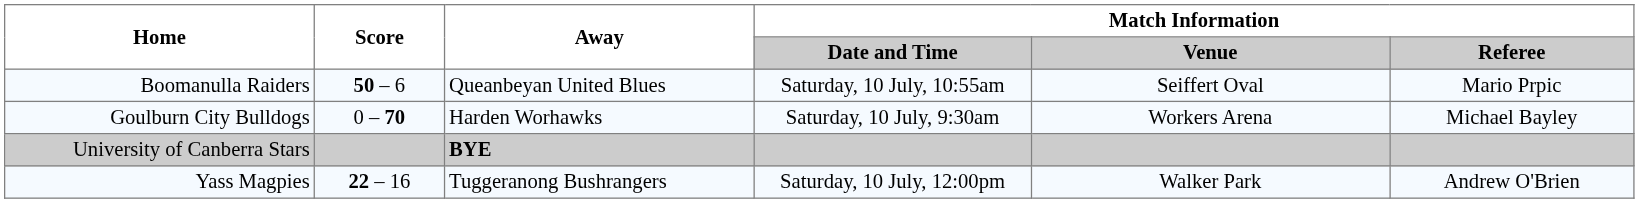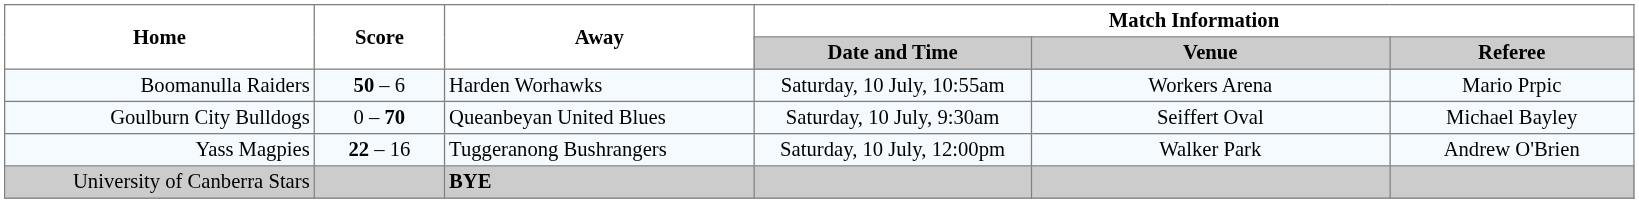(557, 85) Queanbeyan United Blues -> (526, 85) Harden Worhawks
(1210, 85) Seiffert Oval -> (1210, 85) Workers Arena
(526, 117) Harden Worhawks -> (557, 117) Queanbeyan United Blues
(1210, 117) Workers Arena -> (1210, 117) Seiffert Oval
rows swapped: (253, 181) <-> (191, 149)
